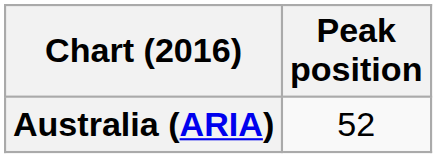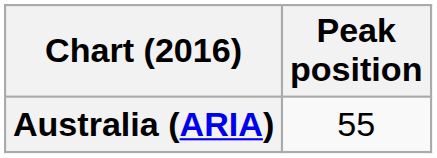(356, 123) 52 -> (356, 123) 55
